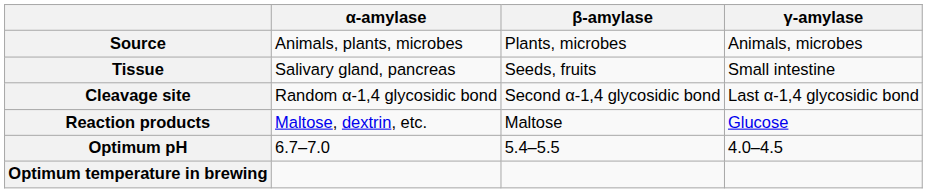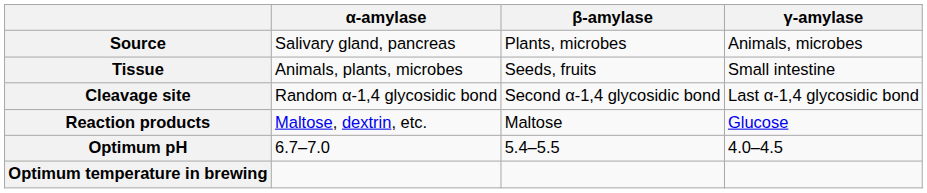(369, 43) Animals, plants, microbes -> (365, 43) Salivary gland, pancreas
(365, 69) Salivary gland, pancreas -> (369, 69) Animals, plants, microbes
